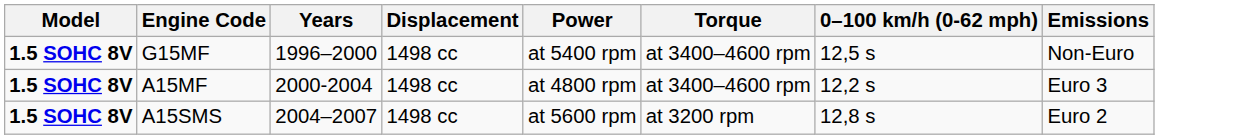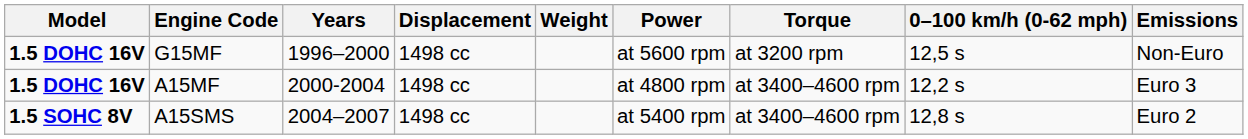+ column: (574, 20)
(71, 52) 1.5 SOHC 8V -> (77, 52) 1.5 DOHC 16V
(582, 52) at 5400 rpm -> (671, 52) at 5600 rpm
(728, 52) at 3400–4600 rpm -> (789, 52) at 3200 rpm
(71, 85) 1.5 SOHC 8V -> (77, 85) 1.5 DOHC 16V
(582, 117) at 5600 rpm -> (671, 117) at 5400 rpm
(700, 117) at 3200 rpm -> (817, 117) at 3400–4600 rpm
